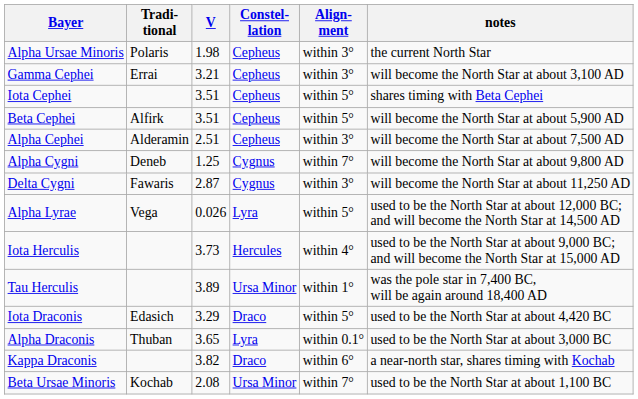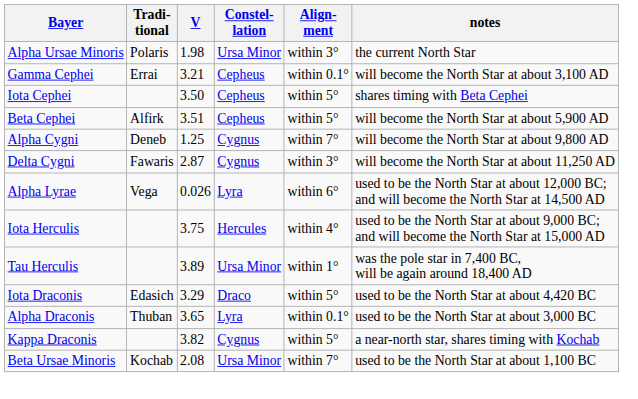(256, 52) Cepheus -> (249, 52) Ursa Minor
(328, 74) within 3° -> (318, 74) within 0.1°
(207, 96) 3.51 -> (192, 96) 3.50
- row: (46, 140)
(328, 213) within 5° -> (313, 191) within 6°
(207, 250) 3.73 -> (192, 228) 3.75
(249, 361) Draco -> (238, 339) Cygnus
(328, 361) within 6° -> (313, 339) within 5°
